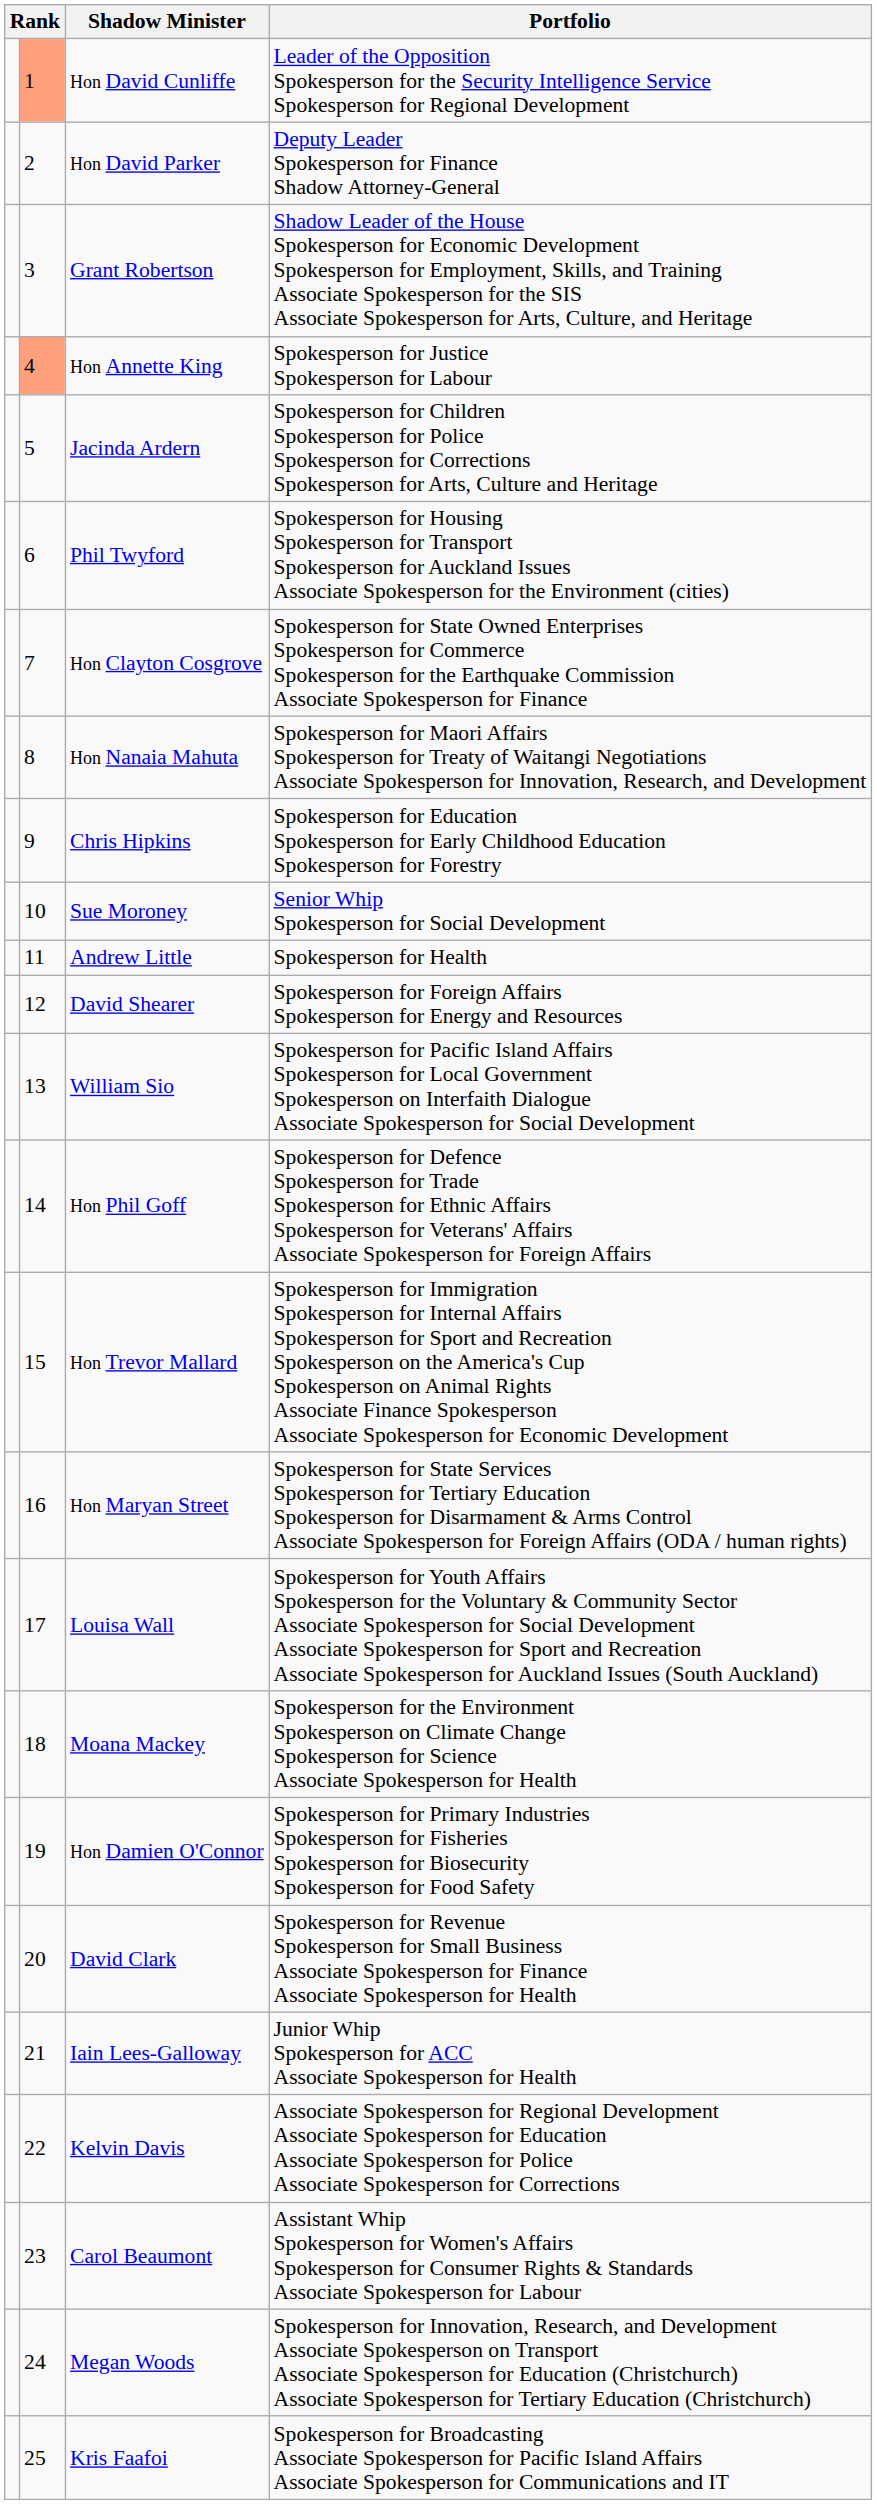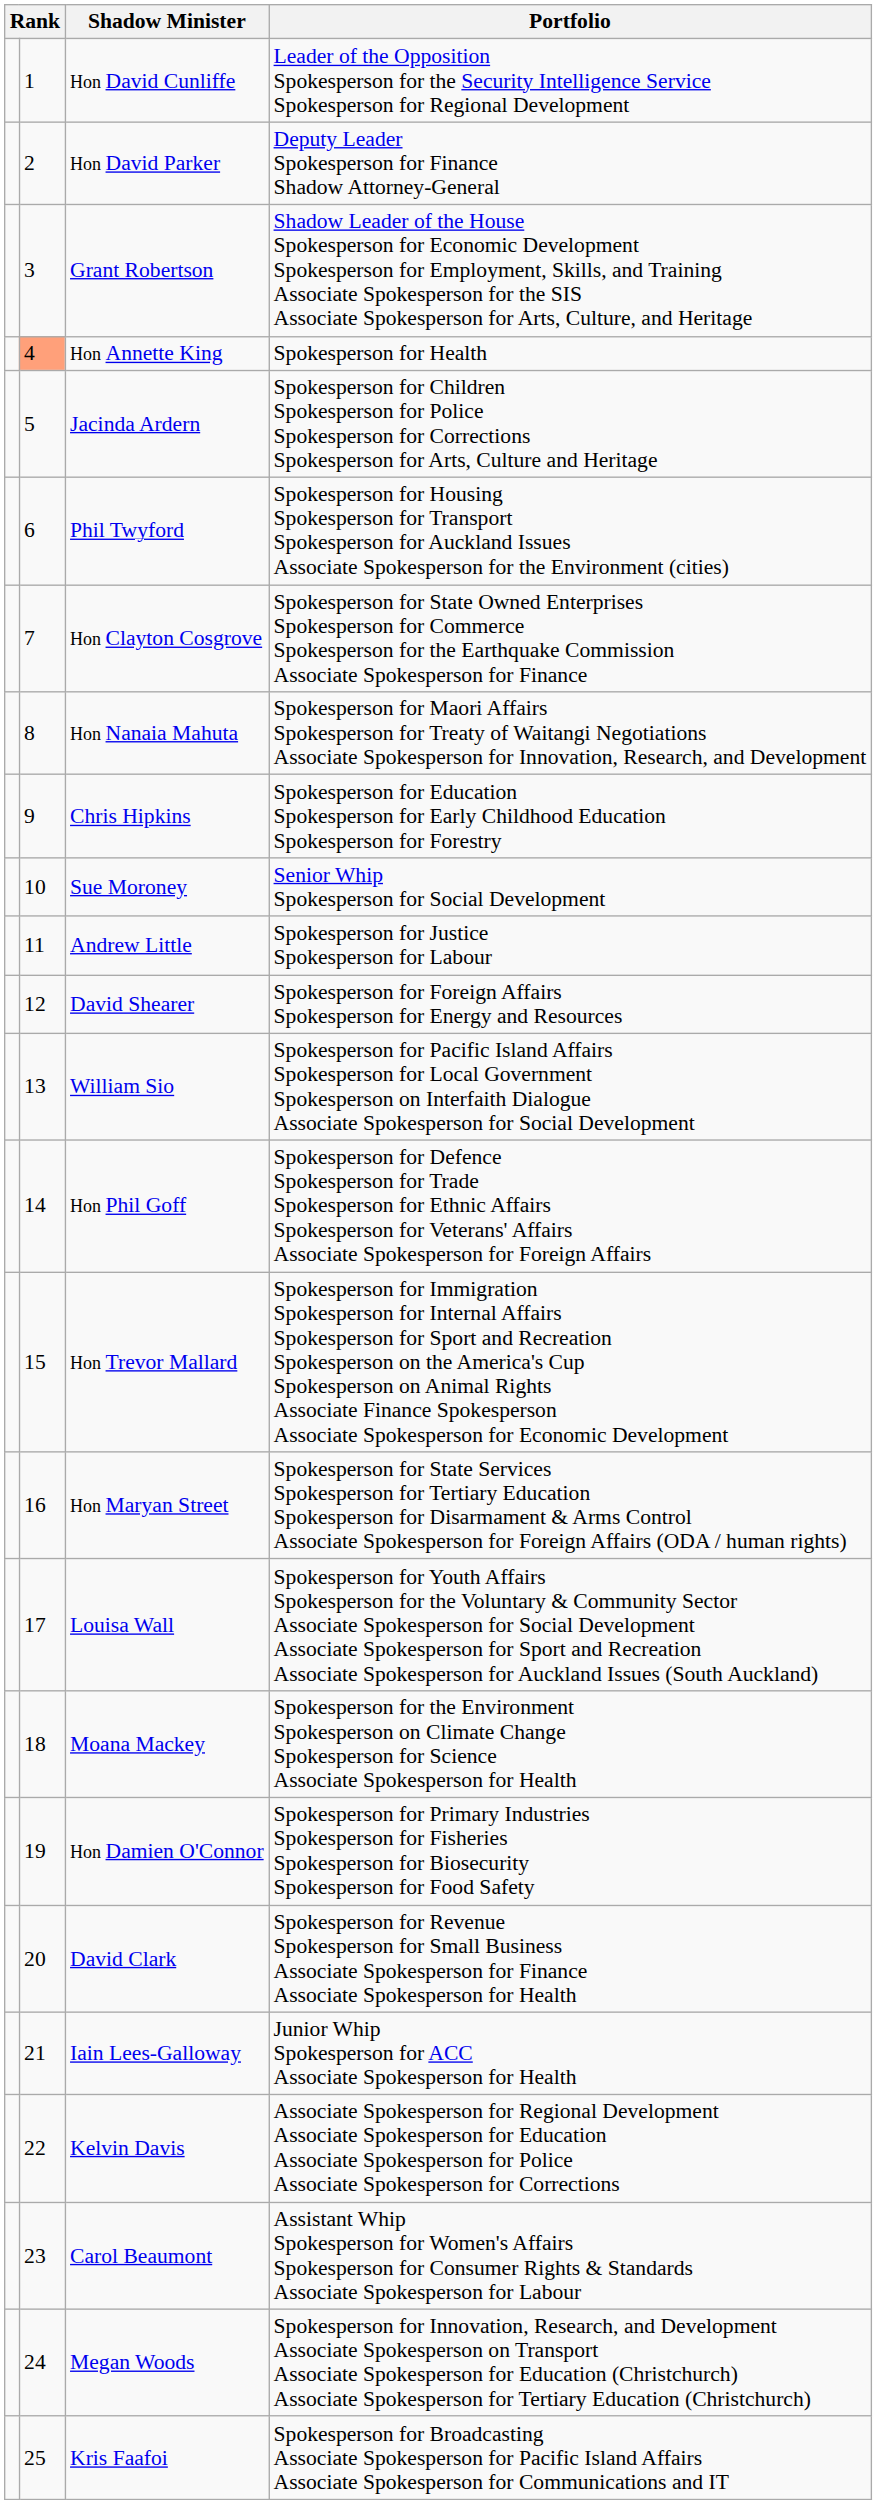(30, 80) lightsalmon background -> (30, 80) no background
(383, 365) Spokesperson for Justice Spokesperson for Labour -> (380, 353) Spokesperson for Health
(380, 957) Spokesperson for Health -> (383, 945) Spokesperson for Justice Spokesperson for Labour
